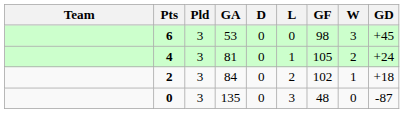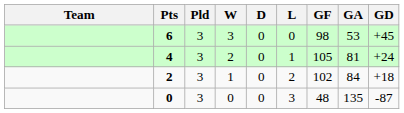columns swapped: (353, 14) <-> (231, 14)
